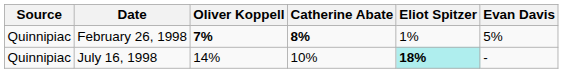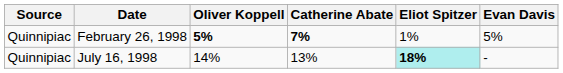(203, 36) 7% -> (203, 36) 5%
(300, 36) 8% -> (300, 36) 7%
(304, 57) 10% -> (304, 57) 13%
